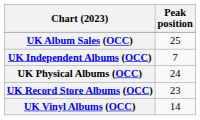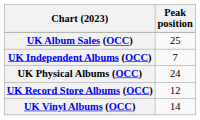(175, 90) 23 -> (175, 90) 12
